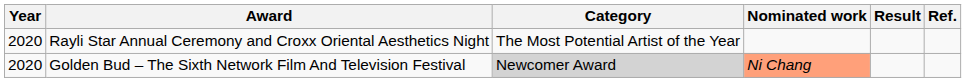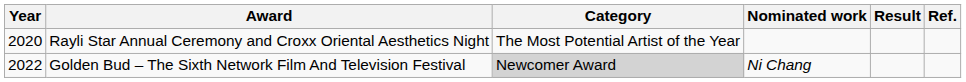(25, 65) 2020 -> (25, 65) 2022
(779, 65) lightsalmon background -> (779, 65) no background
